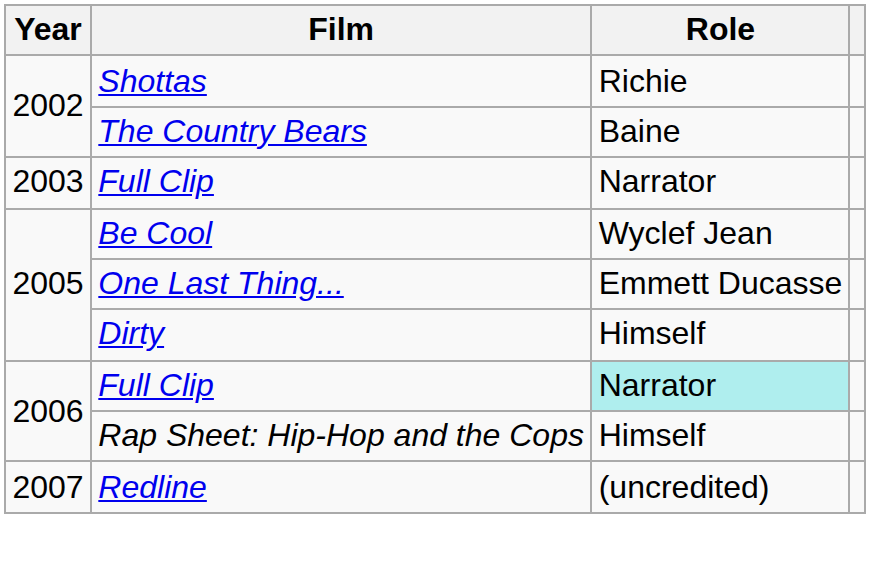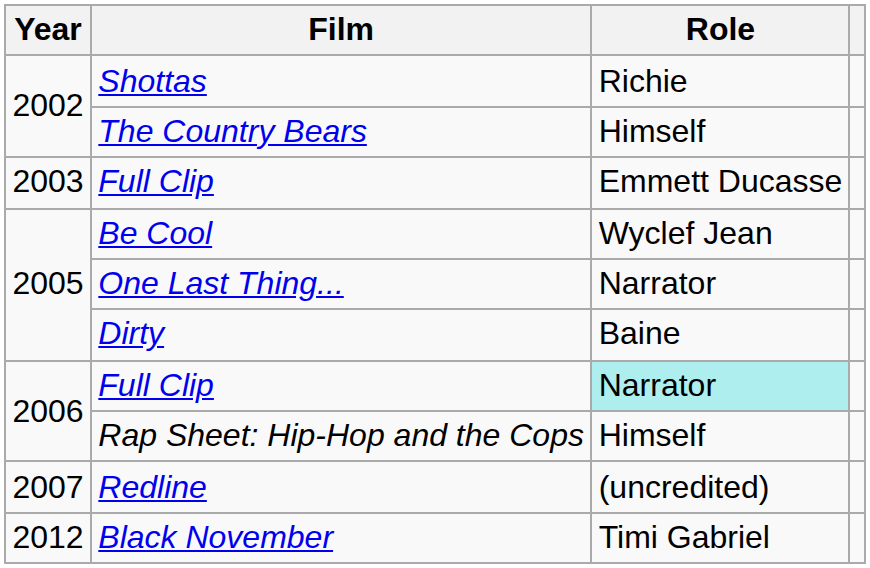(640, 131) Baine -> (652, 131) Himself
(657, 182) Narrator -> (720, 182) Emmett Ducasse
(720, 283) Emmett Ducasse -> (657, 283) Narrator
(652, 334) Himself -> (640, 334) Baine
+ row: (48, 537)
